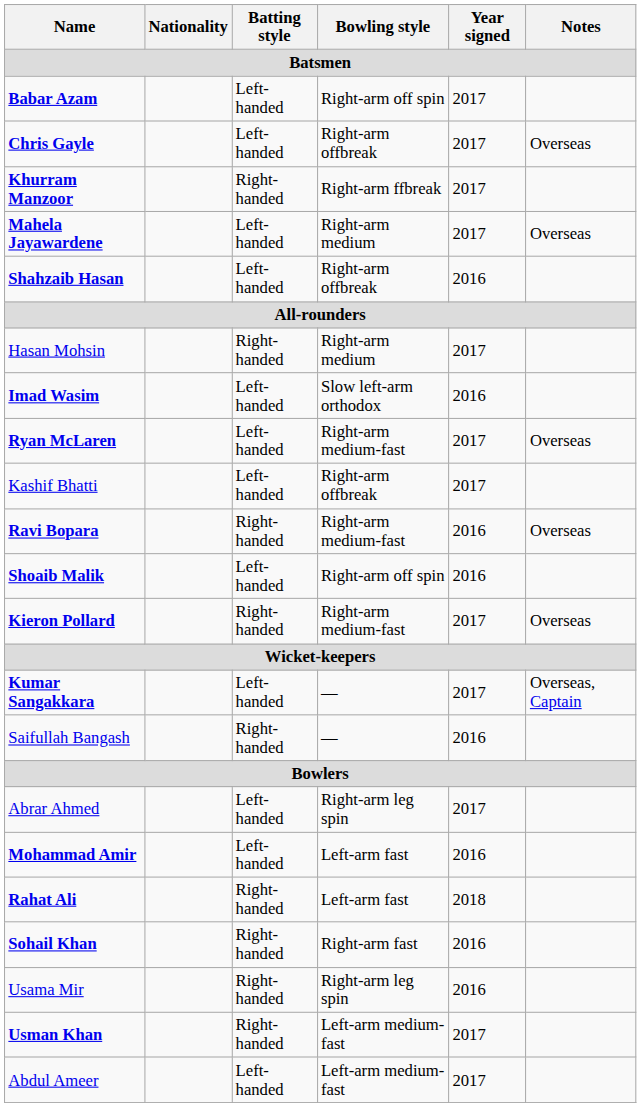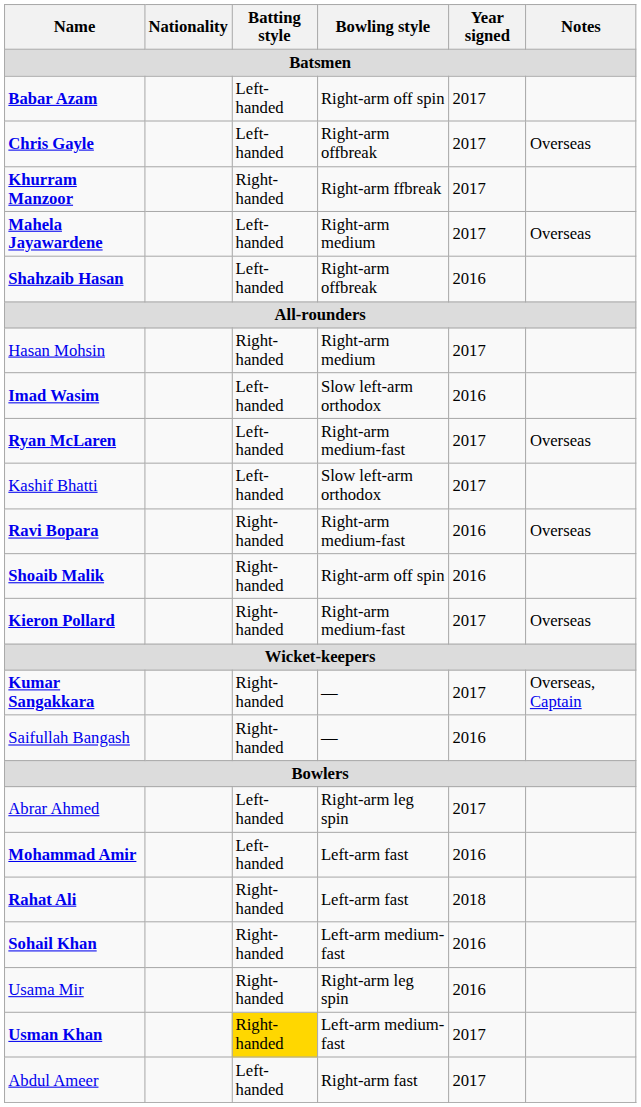(355, 485) Right-arm offbreak -> (367, 485) Slow left-arm orthodox
(260, 576) Left-handed -> (260, 576) Right-handed
(260, 692) Left-handed -> (260, 692) Right-handed
(369, 944) Right-arm fast -> (383, 944) Left-arm medium-fast
(260, 1034) no background -> (260, 1034) gold background
(383, 1079) Left-arm medium-fast -> (369, 1079) Right-arm fast
